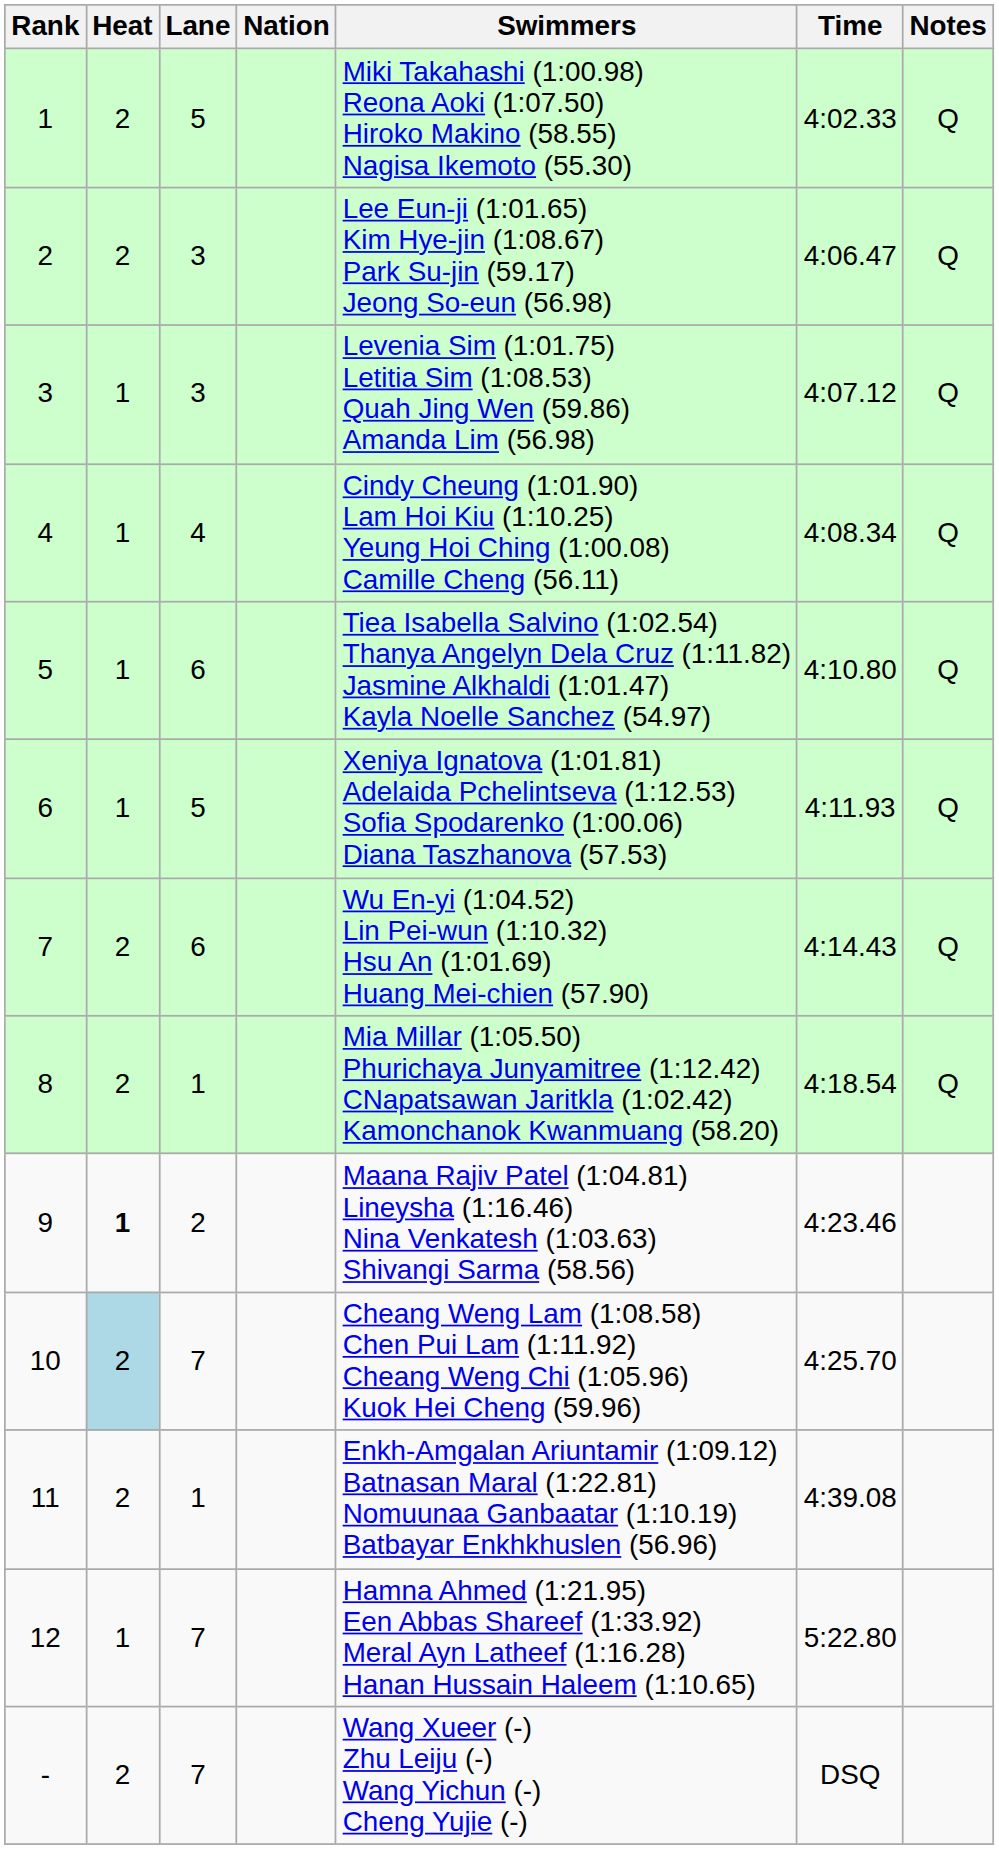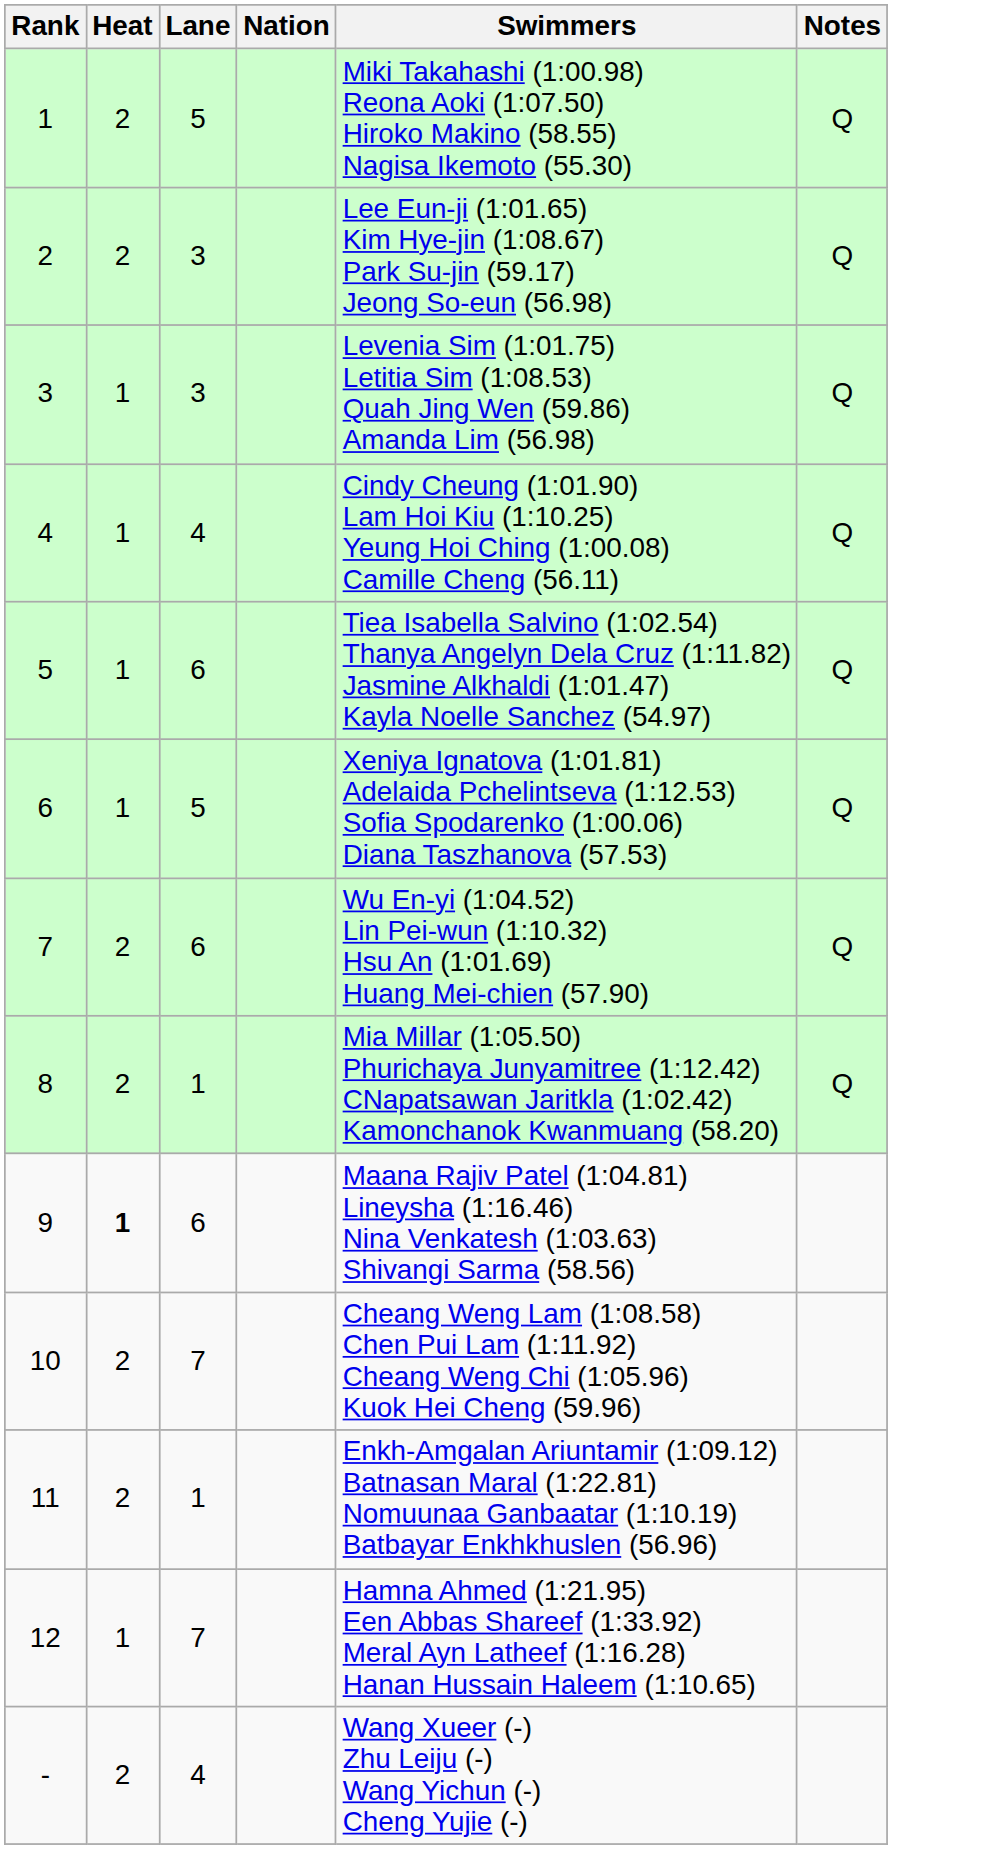- column: (850, 26)
(198, 1222) 2 -> (198, 1222) 6
(122, 1360) lightblue background -> (122, 1360) no background
(198, 1775) 7 -> (198, 1775) 4
